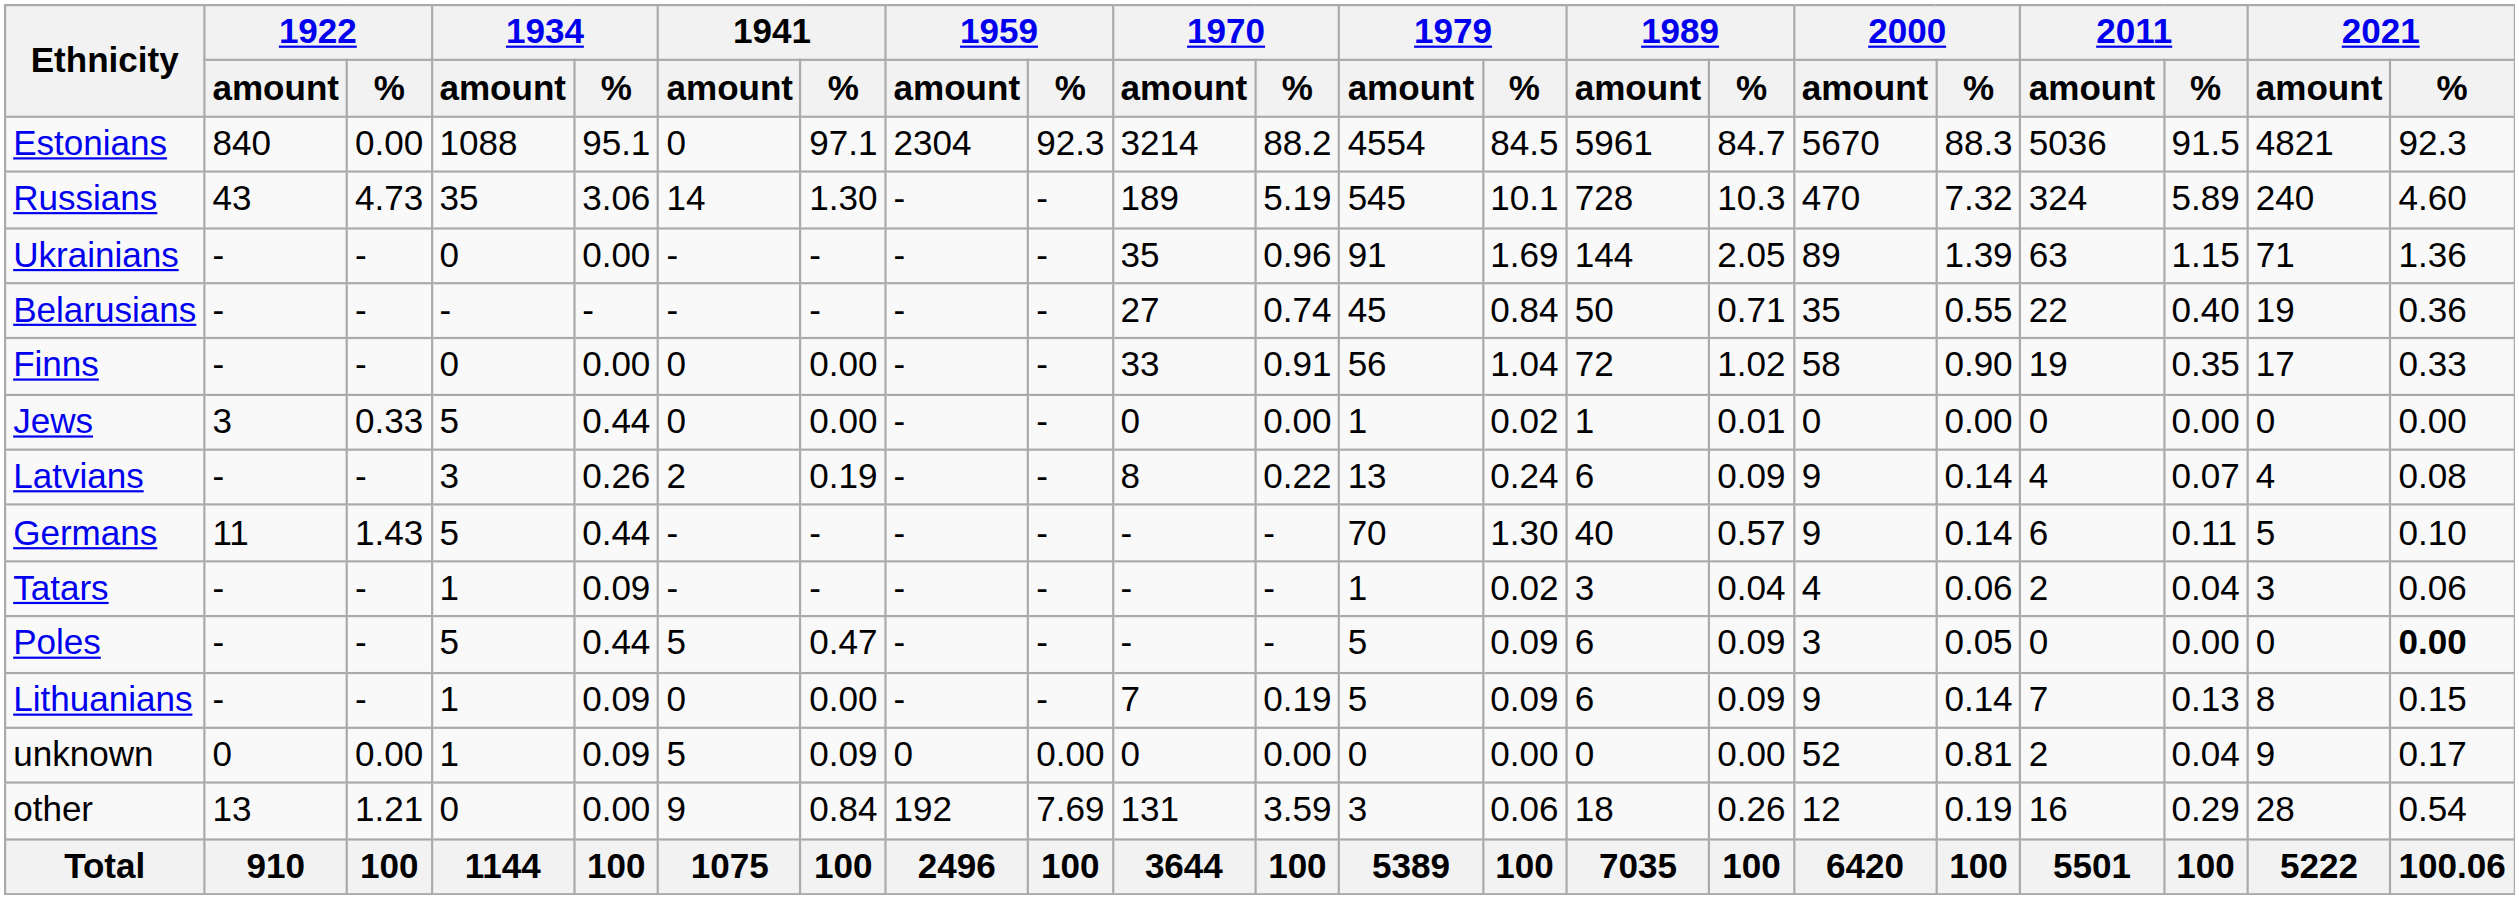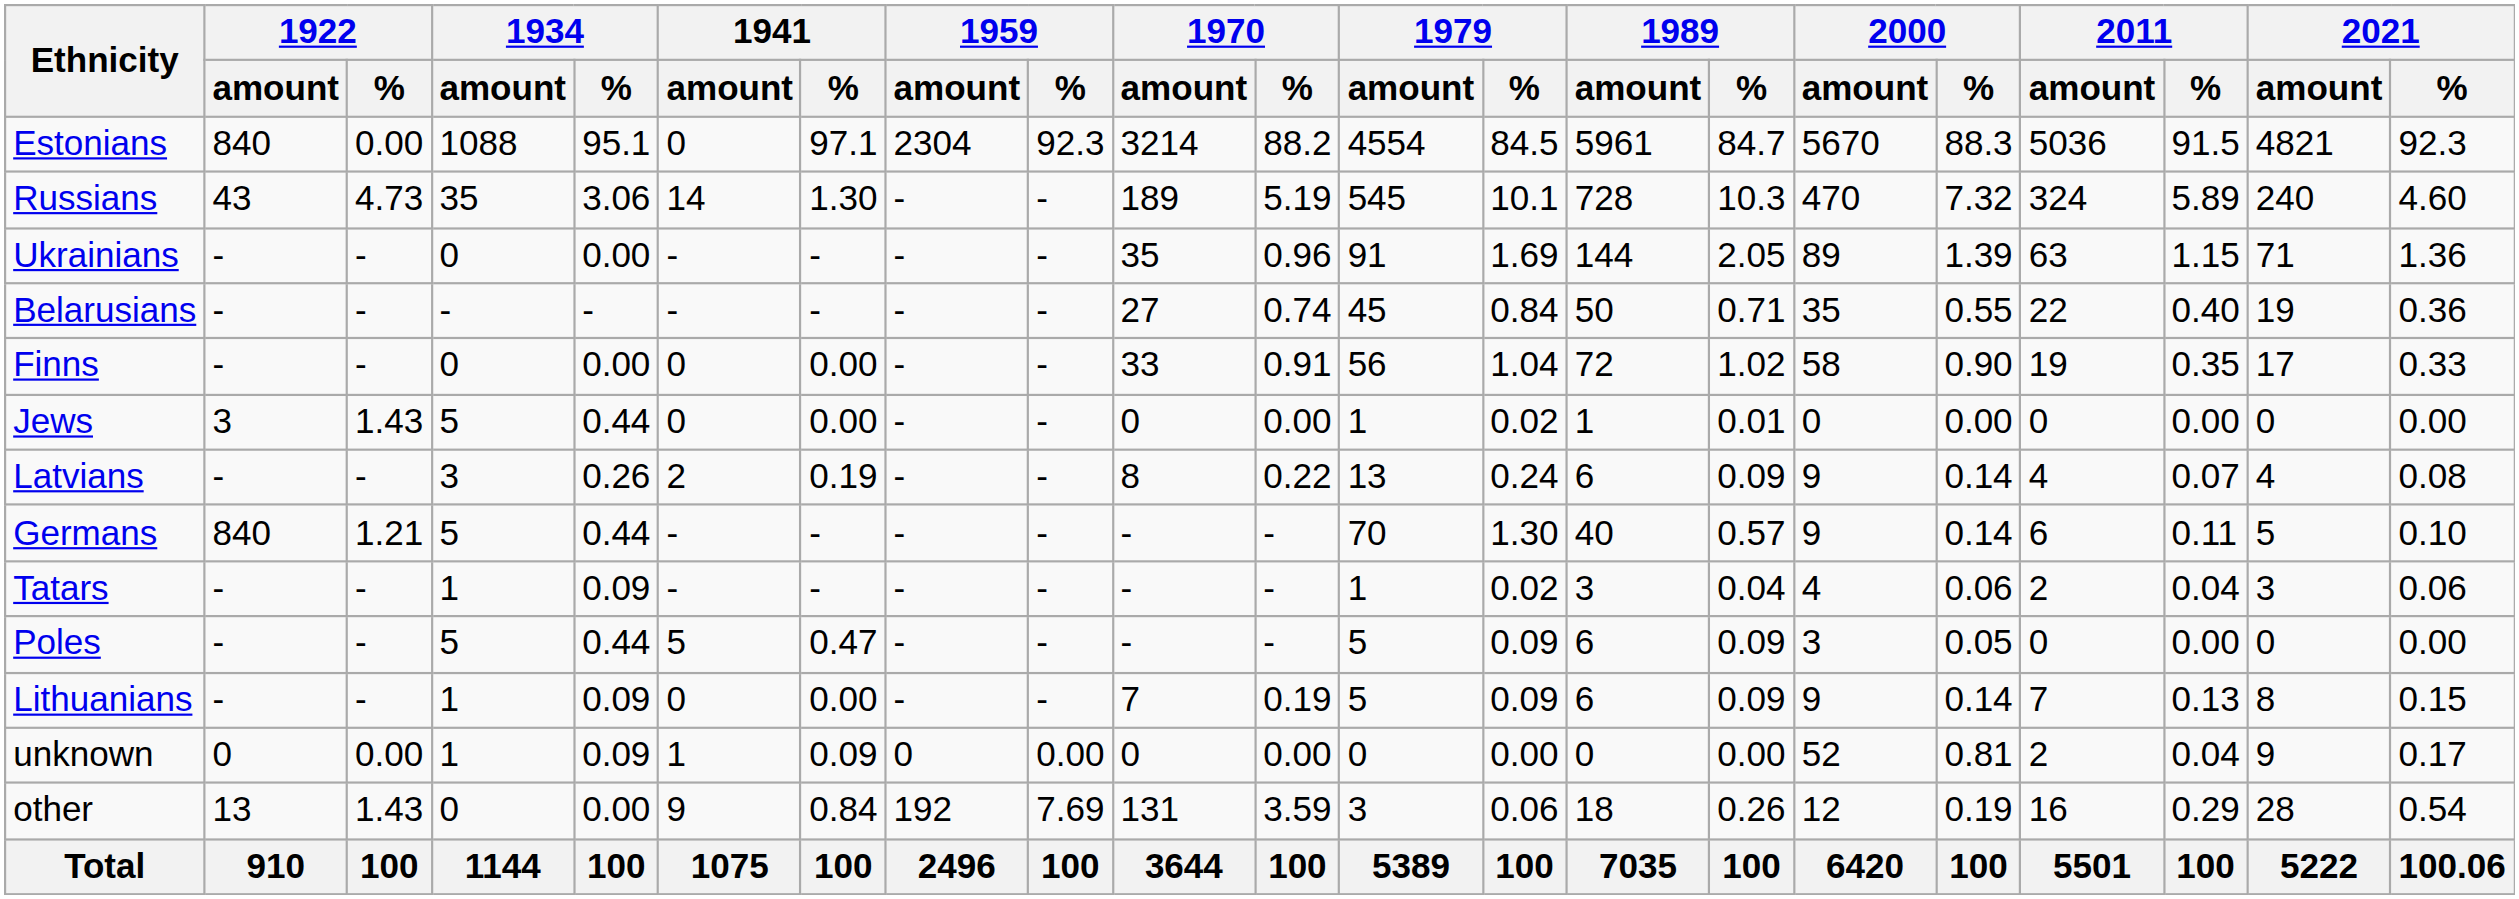(389, 421) 0.33 -> (389, 421) 1.43
(231, 532) 11 -> (242, 532) 840
(389, 532) 1.43 -> (389, 532) 1.21
(2433, 643) bold -> (2433, 643) normal
(676, 754) 5 -> (676, 754) 1
(389, 810) 1.21 -> (389, 810) 1.43
